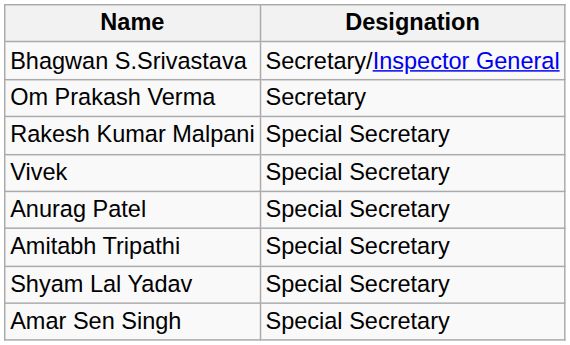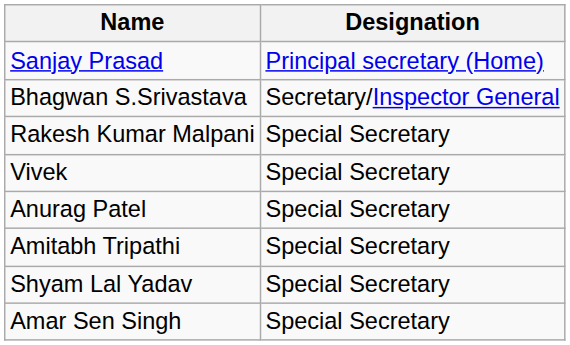+ row: (87, 60)
- row: (113, 97)
